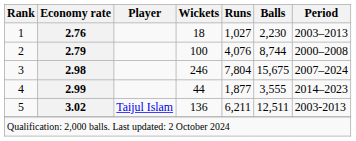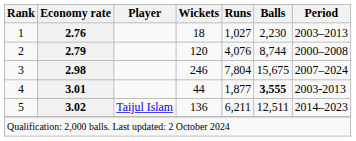(199, 51) 100 -> (199, 51) 120
(76, 88) 2.99 -> (76, 88) 3.01
(273, 88) normal -> (273, 88) bold
(321, 88) 2014–2023 -> (320, 88) 2003-2013
(320, 107) 2003-2013 -> (321, 107) 2014–2023
